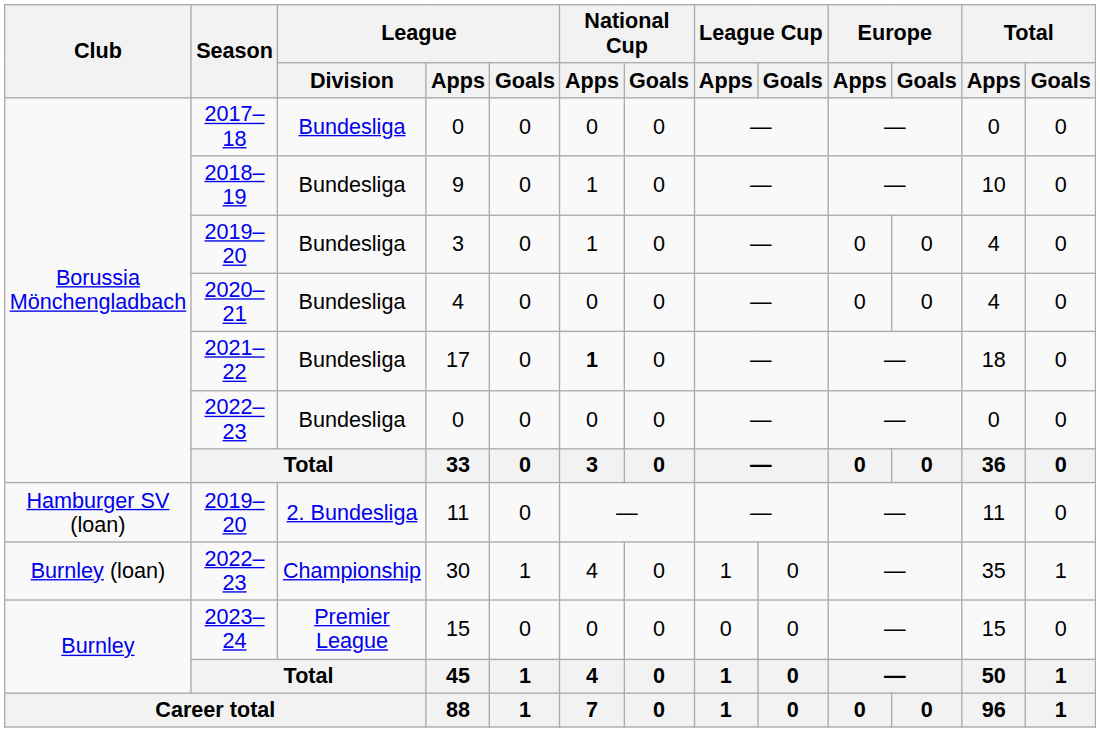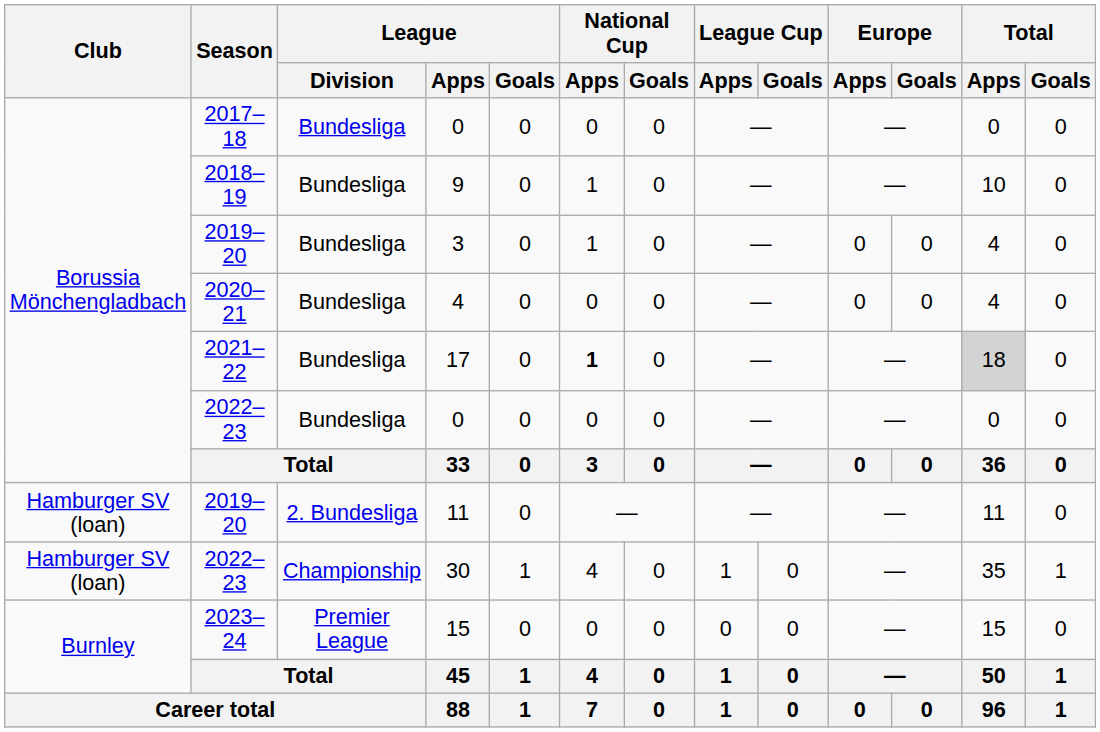(994, 360) no background -> (994, 360) lightgrey background
(98, 570) Burnley (loan) -> (98, 570) Hamburger SV (loan)
